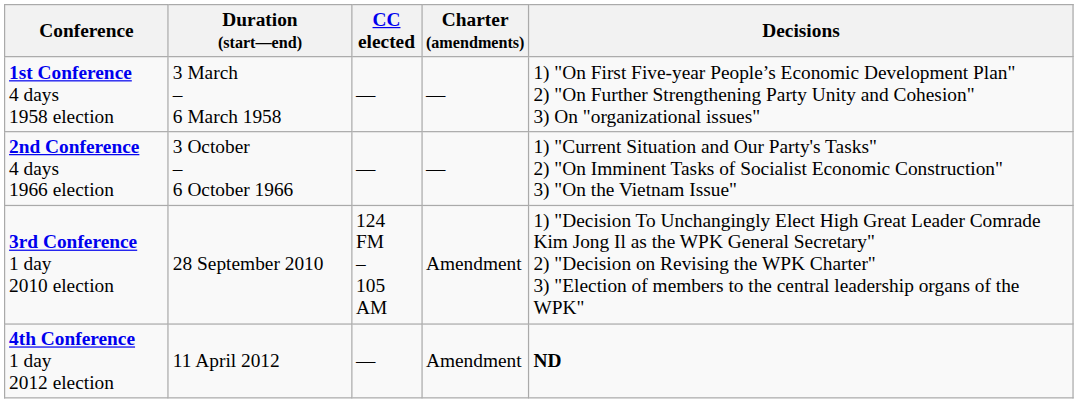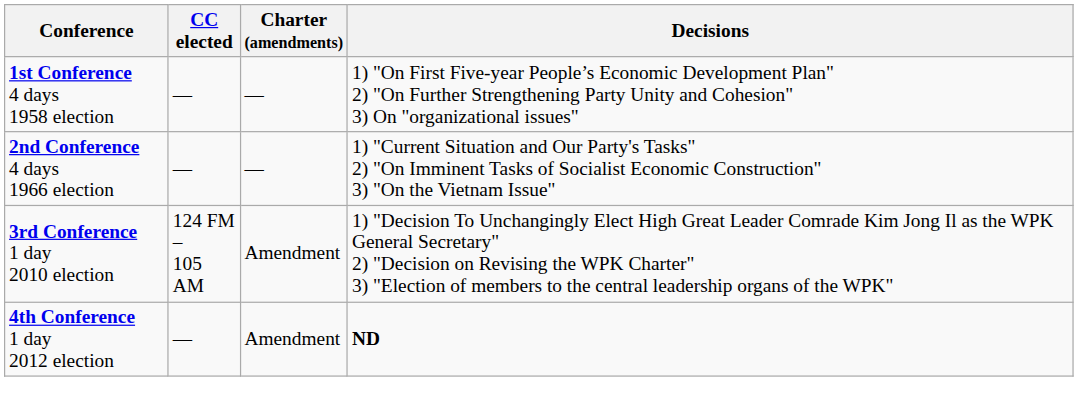- column: (260, 30)
